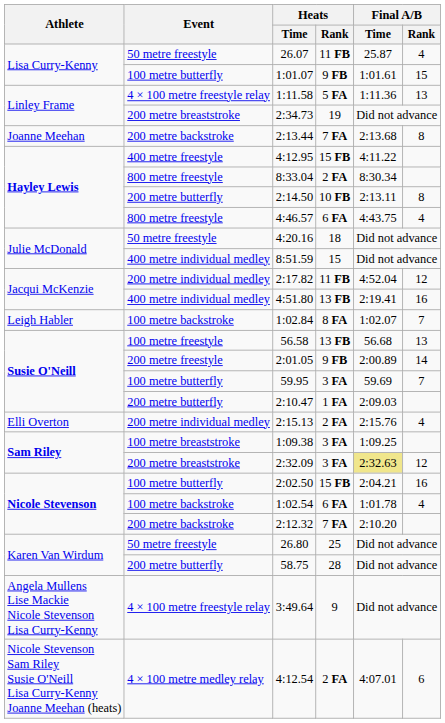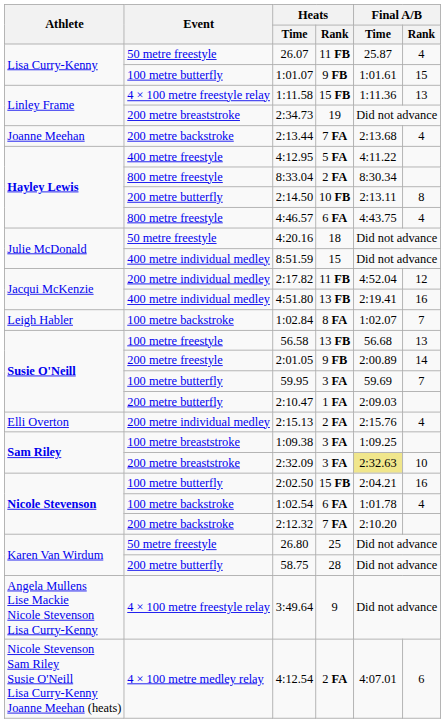(335, 95) 5 FA -> (335, 95) 15 FB
(421, 136) 8 -> (421, 136) 4
(335, 156) 15 FB -> (335, 156) 5 FA
(421, 463) 12 -> (421, 463) 10
